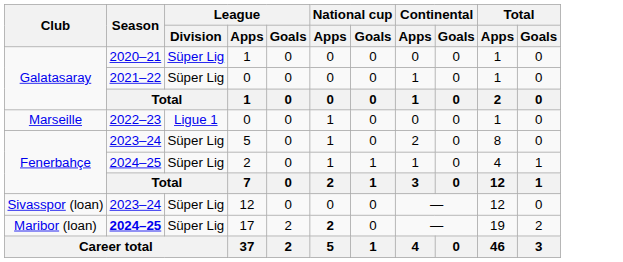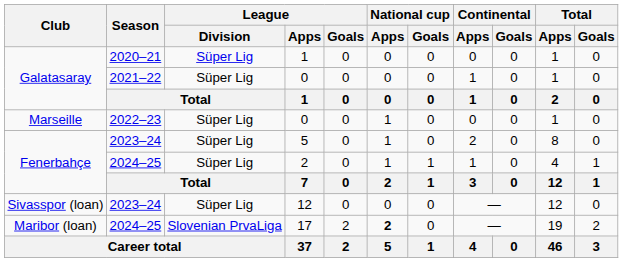(196, 120) Ligue 1 -> (225, 120) Süper Lig
(135, 225) bold -> (135, 225) normal
(196, 225) Süper Lig -> (225, 225) Slovenian PrvaLiga
